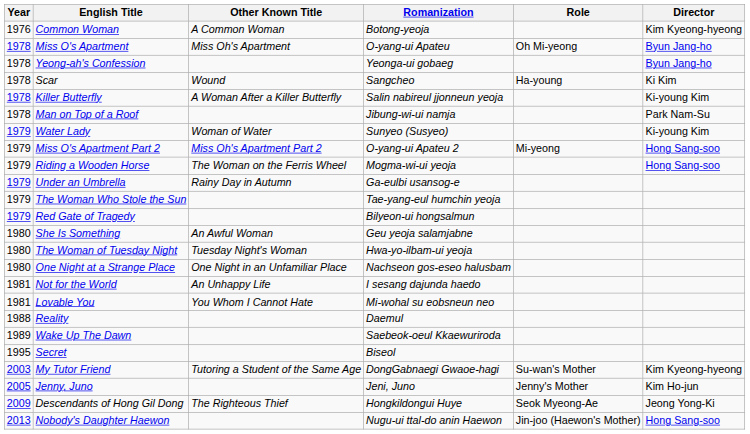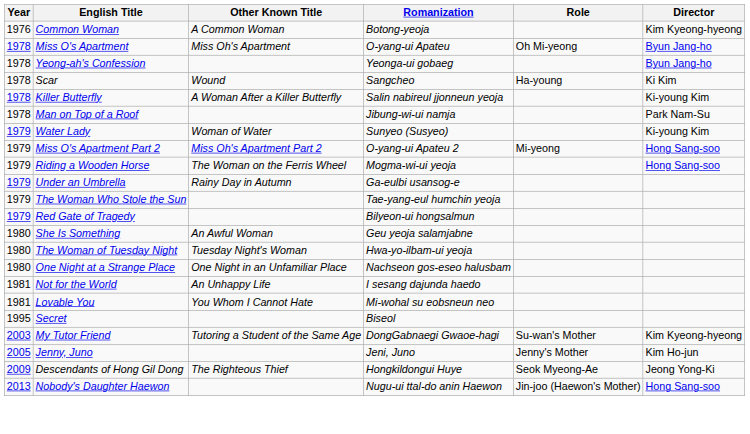- row: (52, 319)
- row: (83, 336)
